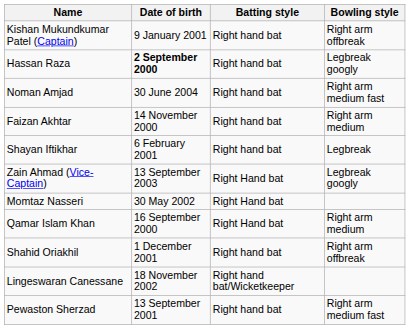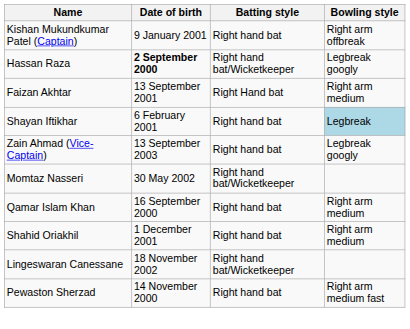(247, 64) Right hand bat -> (254, 64) Right hand bat/Wicketkeeper
- row: (40, 92)
(166, 121) 14 November 2000 -> (167, 92) 13 September 2001
(247, 121) Right hand bat -> (248, 92) Right Hand bat
(349, 150) no background -> (349, 121) lightblue background
(248, 178) Right Hand bat -> (247, 150) Right hand bat
(248, 201) Right Hand bat -> (254, 178) Right hand bat/Wicketkeeper
(248, 224) Right Hand bat -> (247, 207) Right hand bat
(350, 252) Right arm offbreak -> (350, 235) Right arm medium
(167, 309) 13 September 2001 -> (166, 293) 14 November 2000
